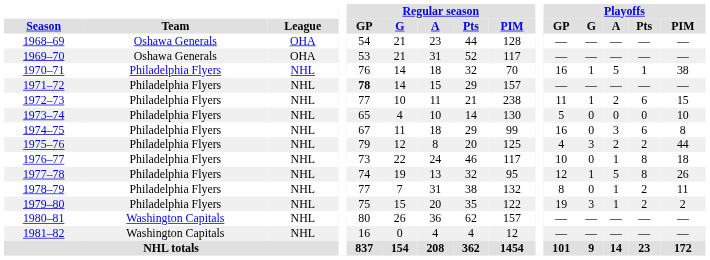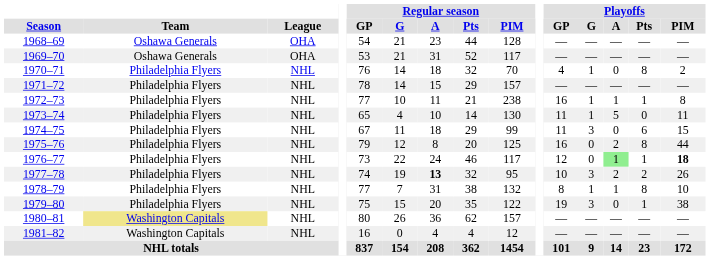(561, 70) 16 -> (561, 70) 4
(616, 70) 5 -> (616, 70) 0
(644, 70) 1 -> (644, 70) 8
(683, 70) 38 -> (683, 70) 2
(364, 85) bold -> (364, 85) normal
(561, 100) 11 -> (561, 100) 16
(616, 100) 2 -> (616, 100) 1
(644, 100) 6 -> (644, 100) 1
(683, 100) 15 -> (683, 100) 8
(561, 115) 5 -> (561, 115) 11
(591, 115) 0 -> (591, 115) 1
(616, 115) 0 -> (616, 115) 5
(683, 115) 10 -> (683, 115) 11
(561, 129) 16 -> (561, 129) 11
(591, 129) 0 -> (591, 129) 3
(616, 129) 3 -> (616, 129) 0
(683, 129) 8 -> (683, 129) 15
(561, 144) 4 -> (561, 144) 16
(591, 144) 3 -> (591, 144) 0
(644, 144) 2 -> (644, 144) 8
(561, 159) 10 -> (561, 159) 12
(616, 159) no background -> (616, 159) lightgreen background
(644, 159) 8 -> (644, 159) 1
(683, 159) normal -> (683, 159) bold
(435, 174) normal -> (435, 174) bold
(561, 174) 12 -> (561, 174) 10
(591, 174) 1 -> (591, 174) 3
(616, 174) 5 -> (616, 174) 2
(644, 174) 8 -> (644, 174) 2
(591, 189) 0 -> (591, 189) 1
(644, 189) 2 -> (644, 189) 8
(683, 189) 11 -> (683, 189) 10
(616, 203) 1 -> (616, 203) 0
(644, 203) 2 -> (644, 203) 1
(683, 203) 2 -> (683, 203) 38
(175, 218) no background -> (175, 218) khaki background
